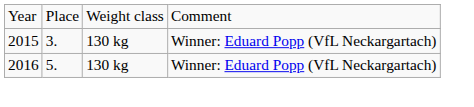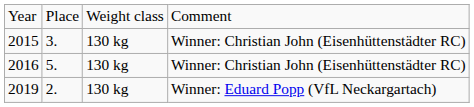(304, 41) Winner: Eduard Popp (VfL Neckargartach) -> (318, 41) Winner: Christian John (Eisenhüttenstädter RC)
(304, 65) Winner: Eduard Popp (VfL Neckargartach) -> (318, 65) Winner: Christian John (Eisenhüttenstädter RC)
+ row: (23, 89)
